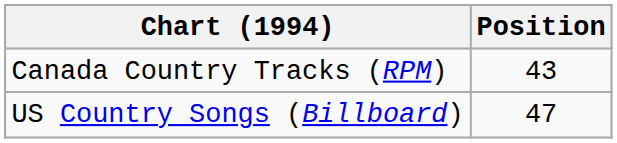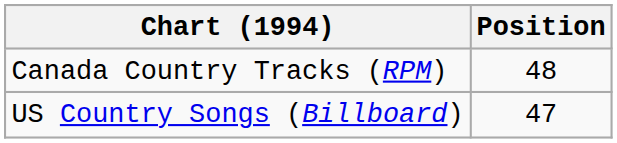(541, 71) 43 -> (541, 71) 48
